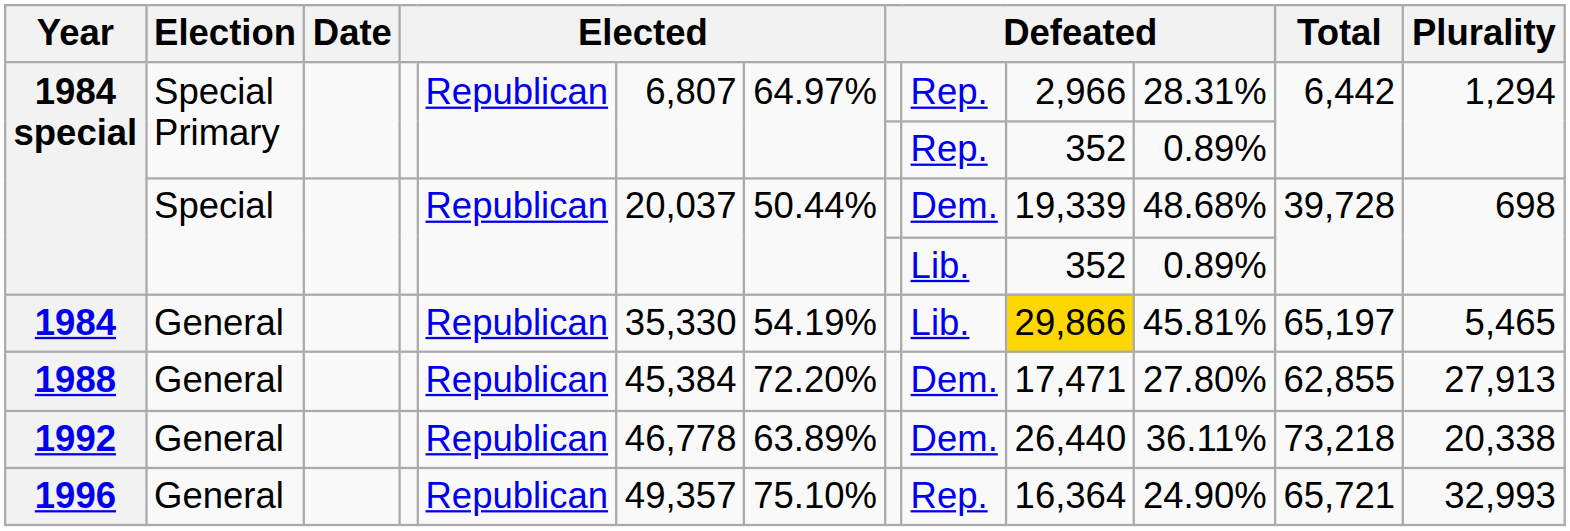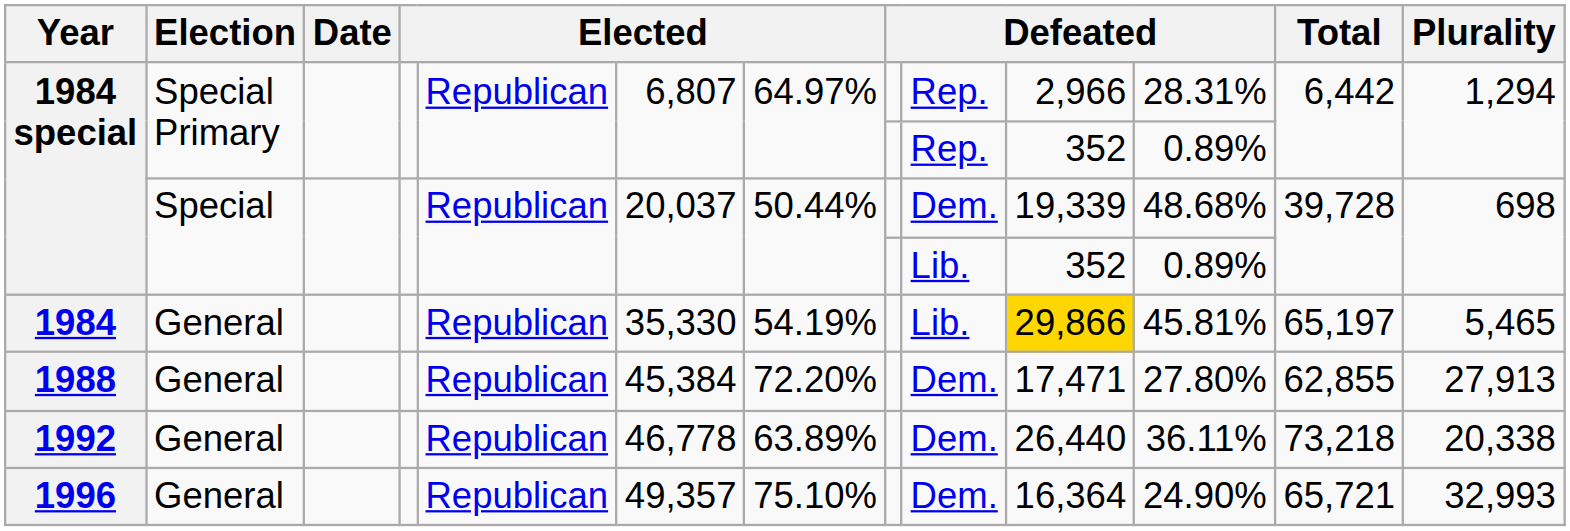(949, 496) Rep. -> (954, 496) Dem.
